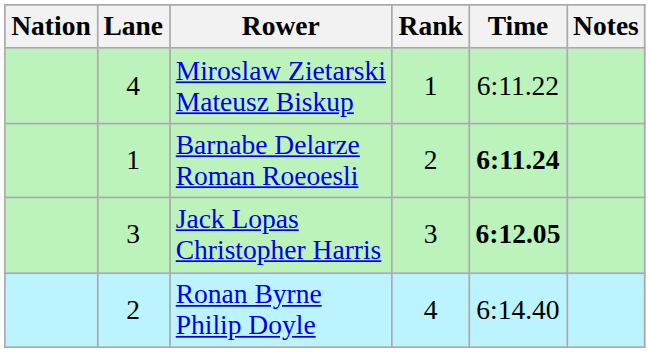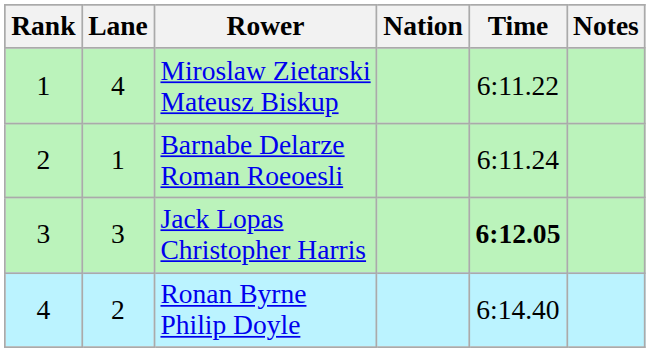columns swapped: (431, 26) <-> (51, 26)
(518, 160) bold -> (518, 160) normal
